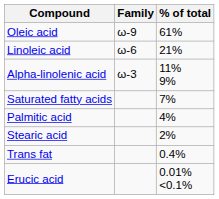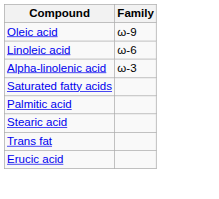- column: (185, 13)
